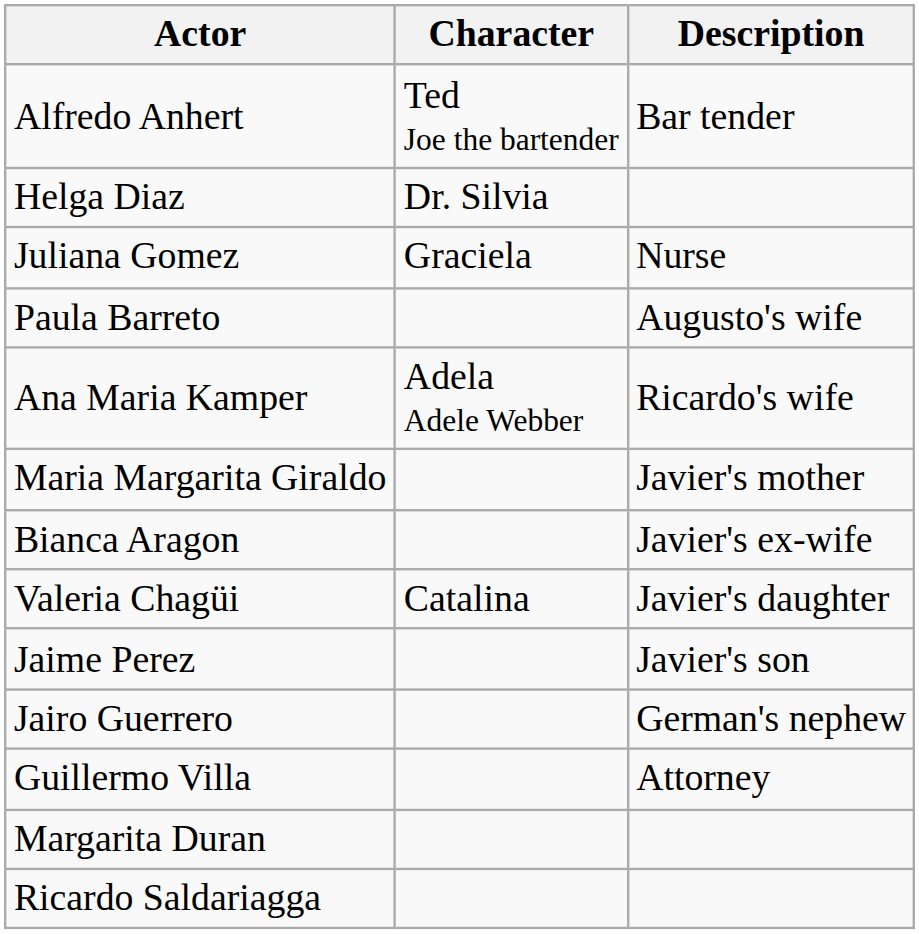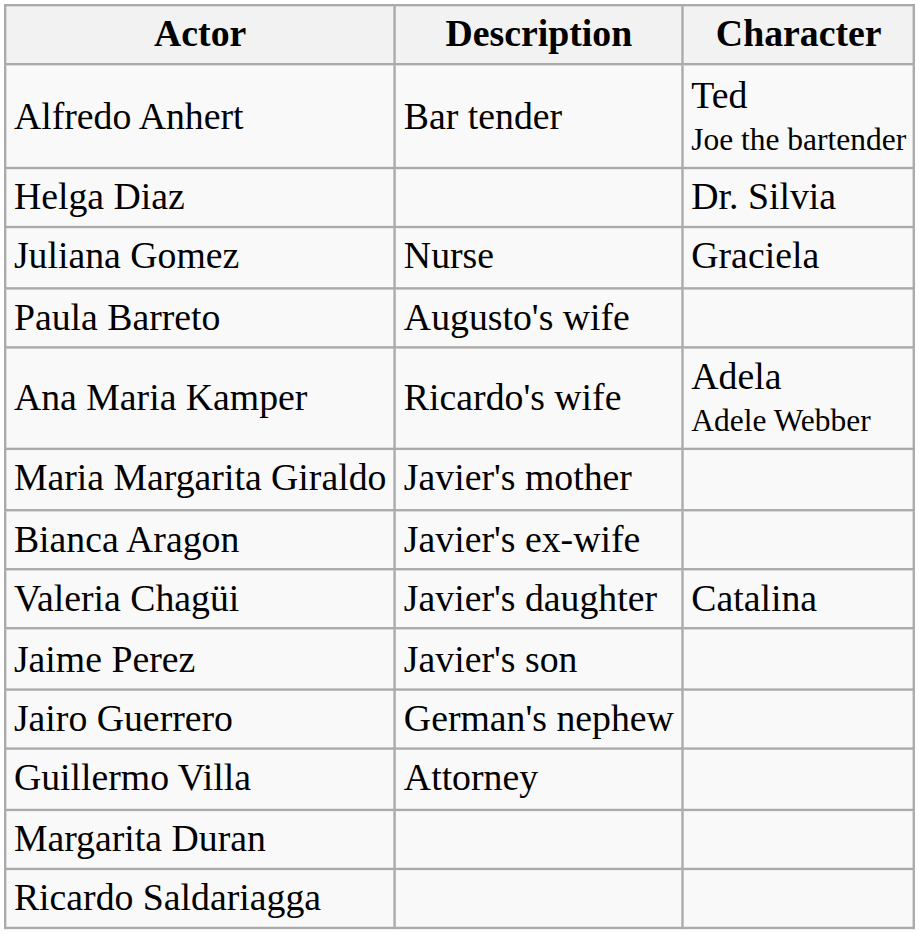columns swapped: (511, 34) <-> (771, 34)
